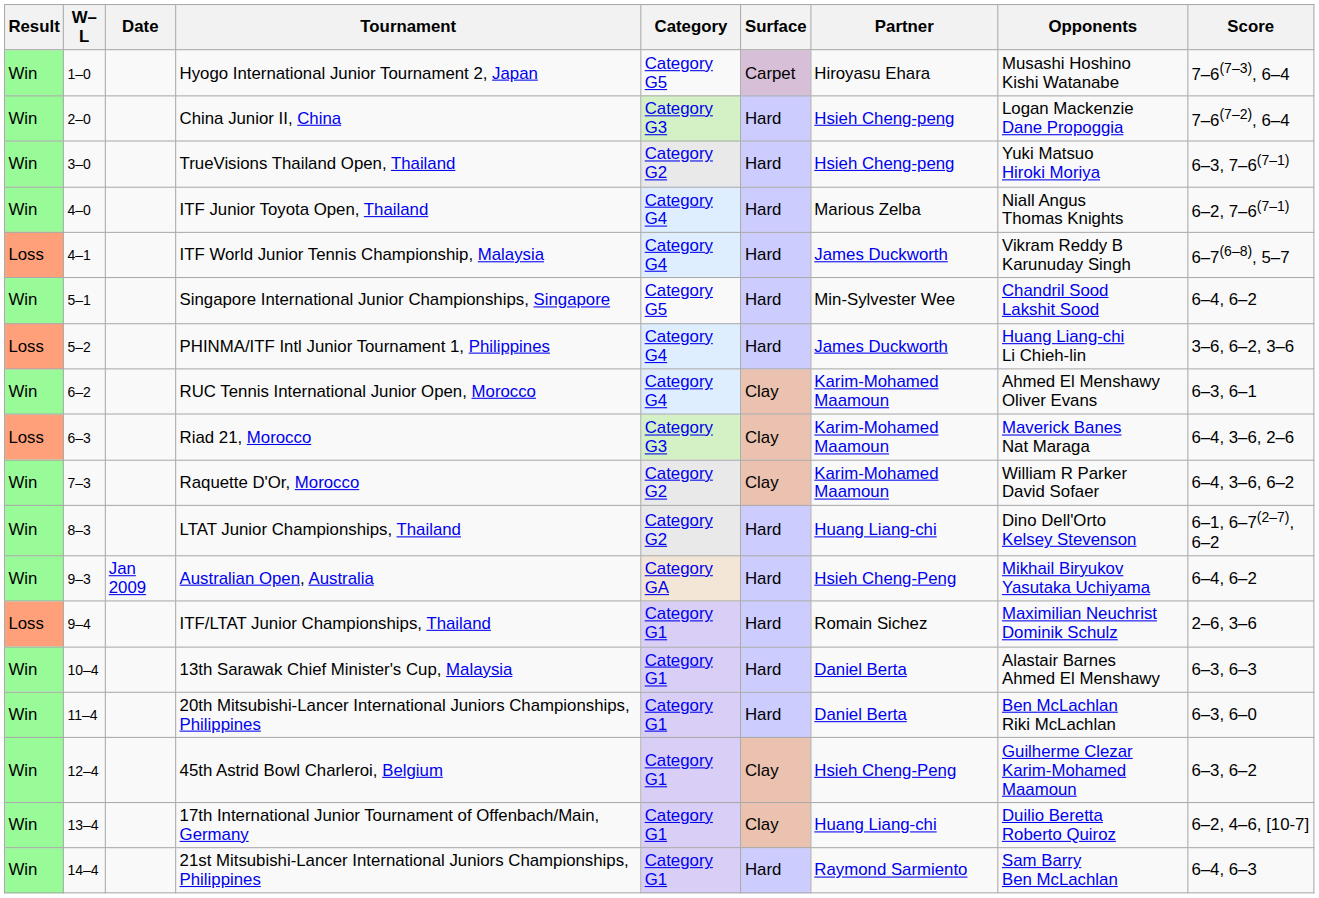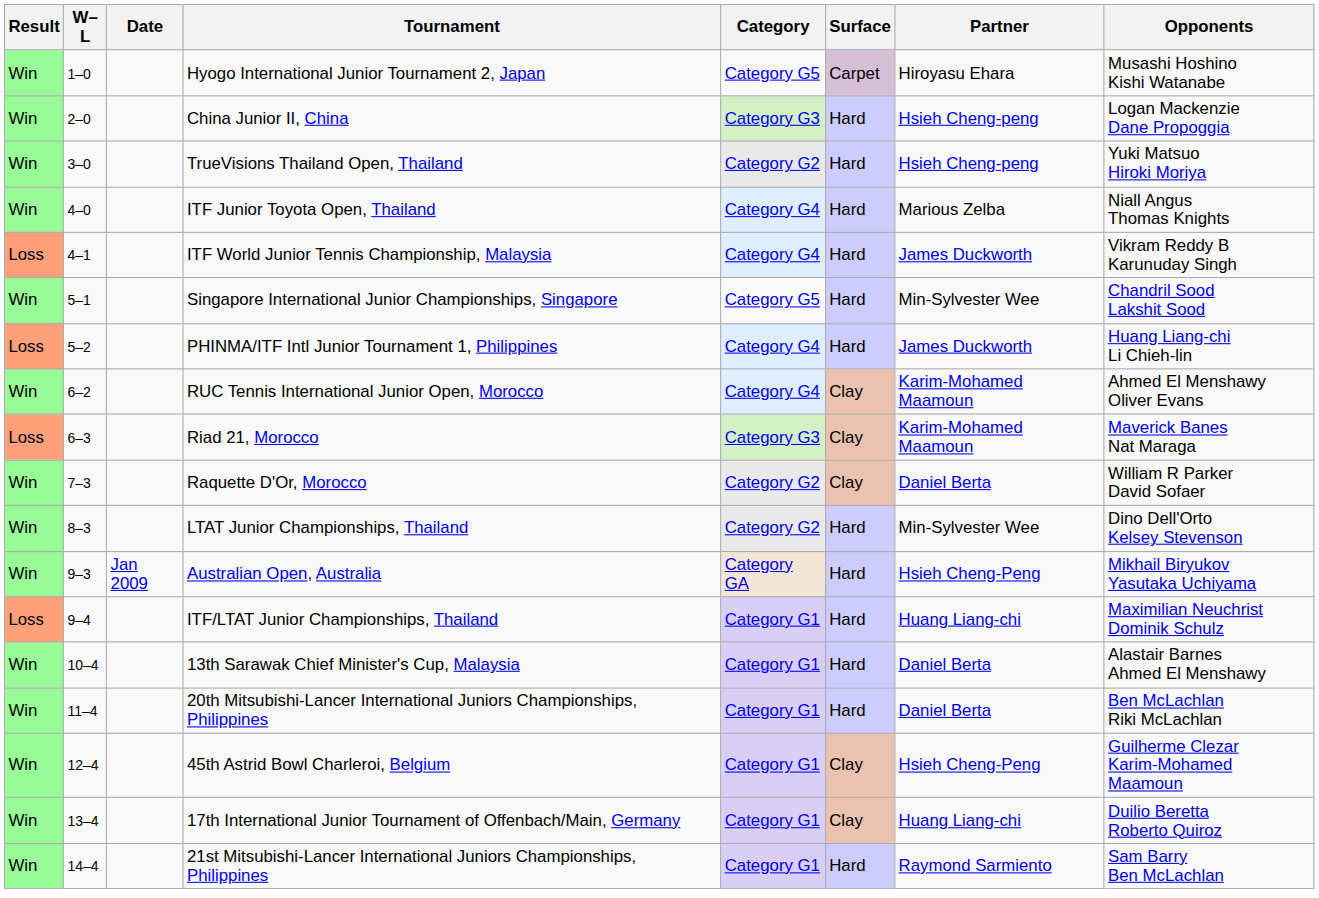- column: (1251, 27)
(876, 482) Karim-Mohamed Maamoun -> (945, 482) Daniel Berta
(875, 530) Huang Liang-chi -> (969, 528) Min-Sylvester Wee
(871, 623) Romain Sichez -> (960, 619) Huang Liang-chi
